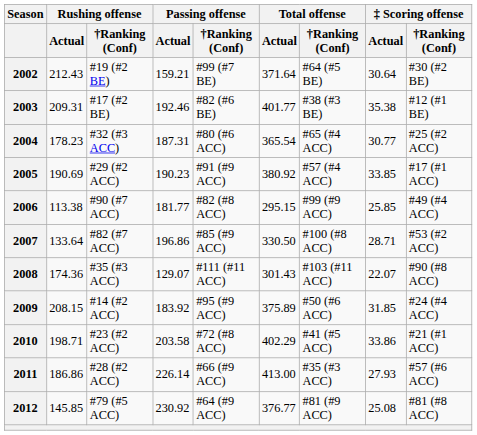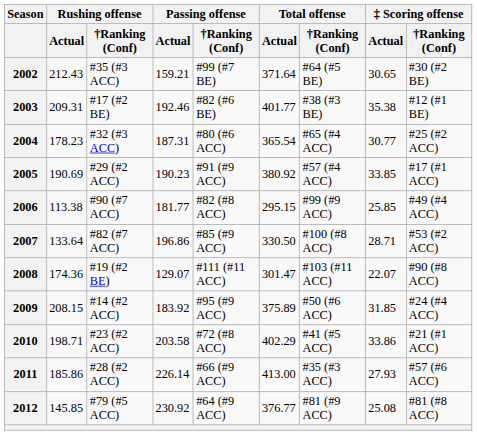(109, 74) #19 (#2 BE) -> (109, 74) #35 (#3 ACC)
(382, 74) 30.64 -> (382, 74) 30.65
(109, 274) #35 (#3 ACC) -> (109, 274) #19 (#2 BE)
(279, 274) 301.43 -> (279, 274) 301.47
(66, 374) 186.86 -> (66, 374) 185.86
